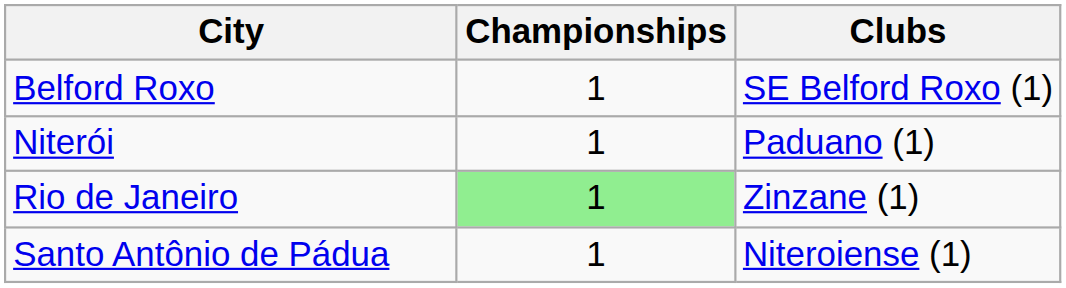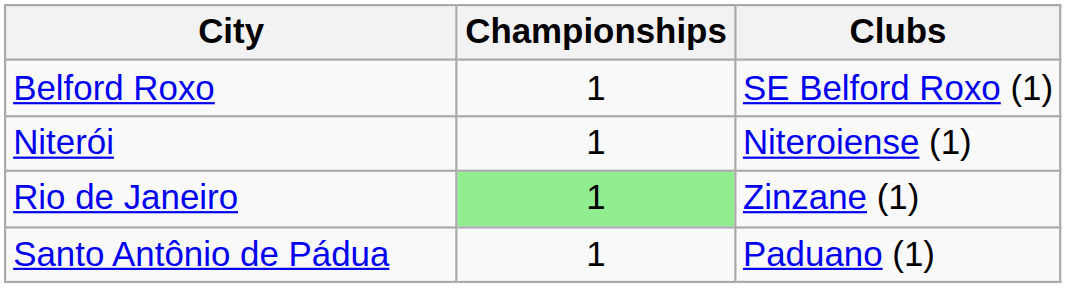(839, 142) Paduano (1) -> (857, 142) Niteroiense (1)
(857, 253) Niteroiense (1) -> (839, 253) Paduano (1)
